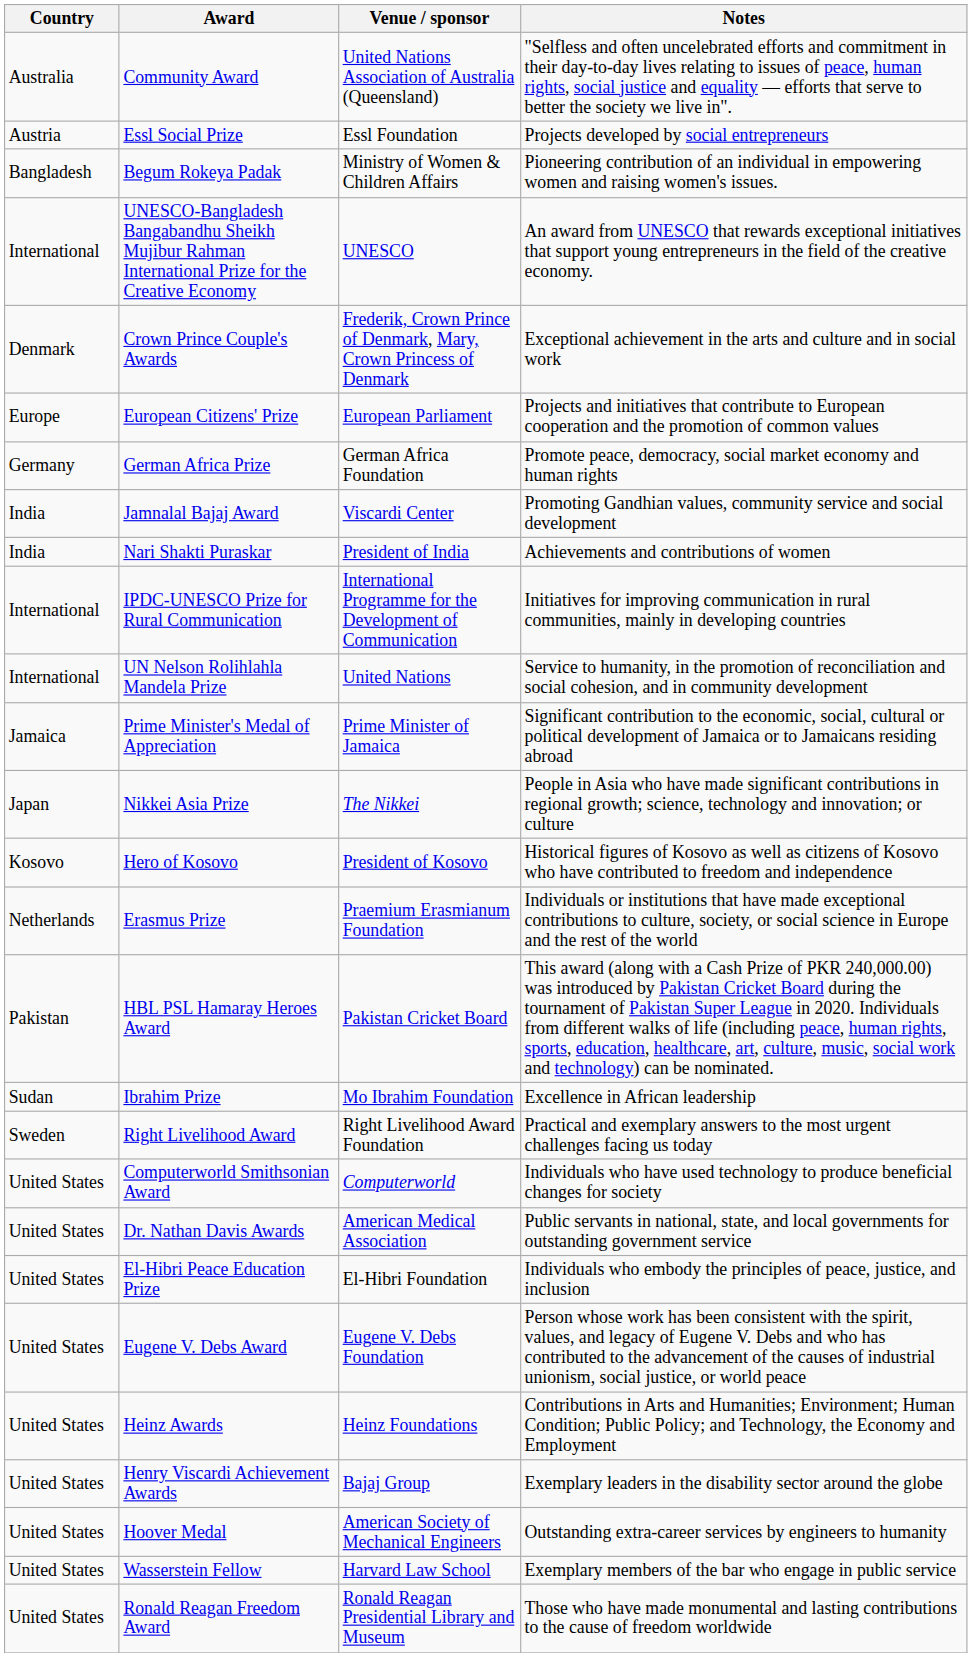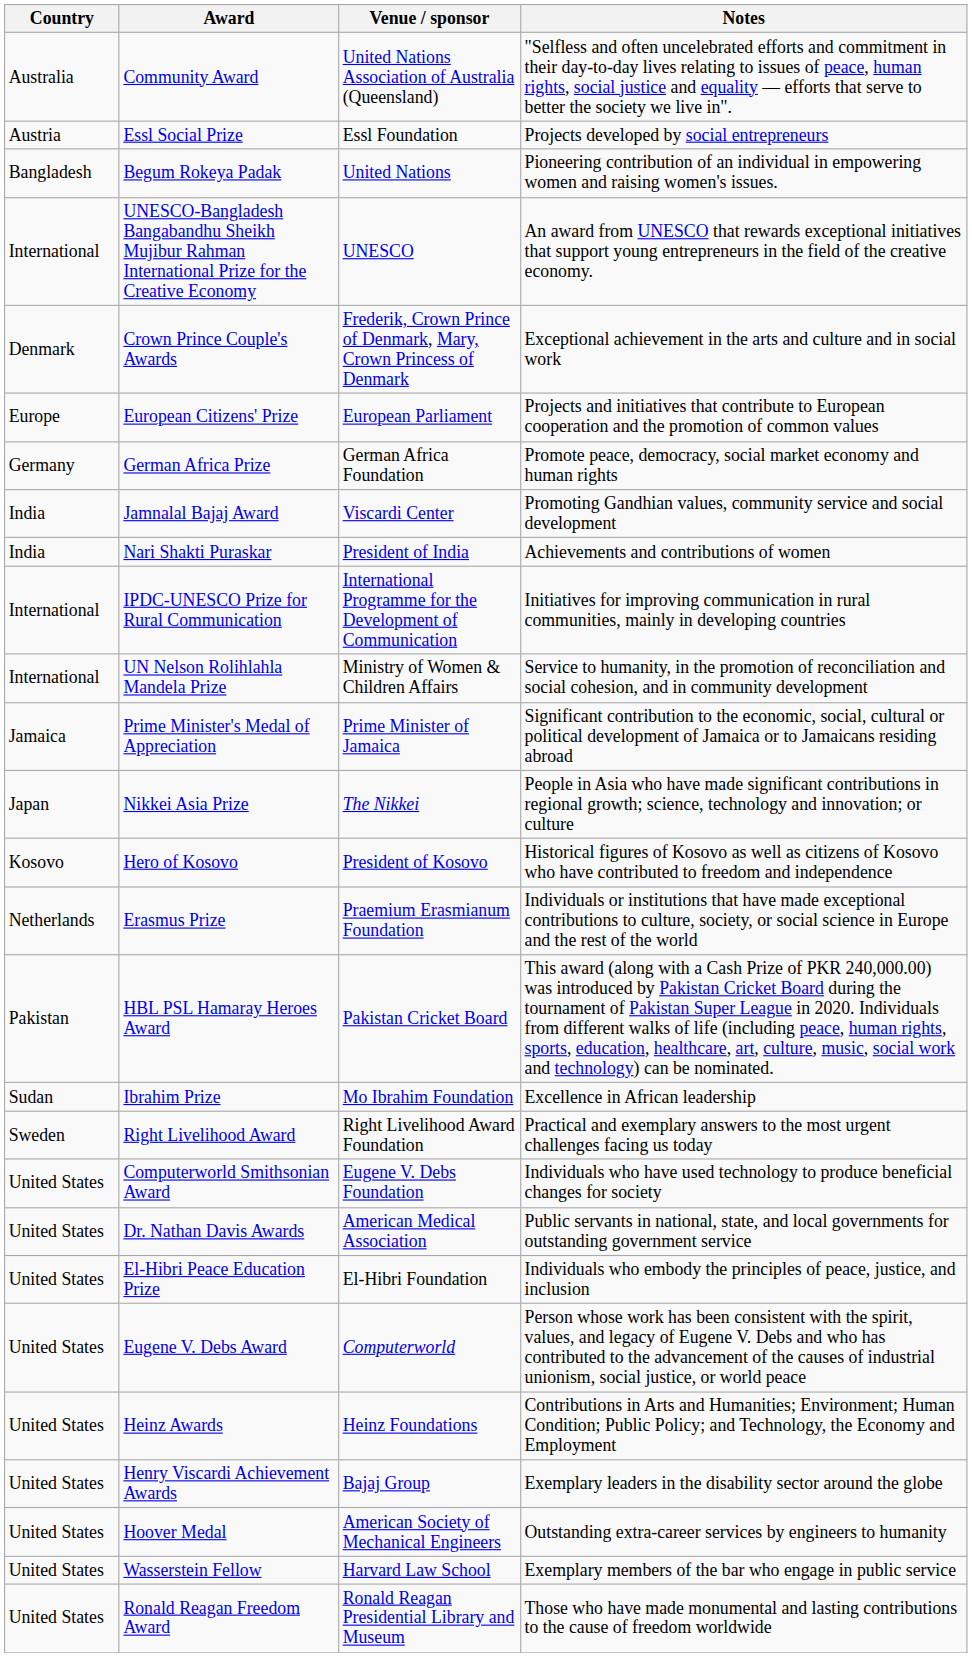(421, 173) Ministry of Women & Children Affairs -> (397, 173) United Nations
(397, 678) United Nations -> (421, 678) Ministry of Women & Children Affairs
(399, 1183) Computerworld -> (399, 1183) Eugene V. Debs Foundation
(399, 1347) Eugene V. Debs Foundation -> (399, 1347) Computerworld
